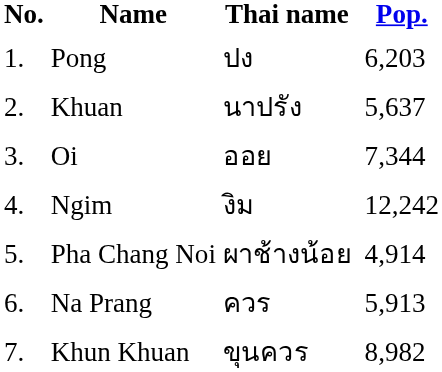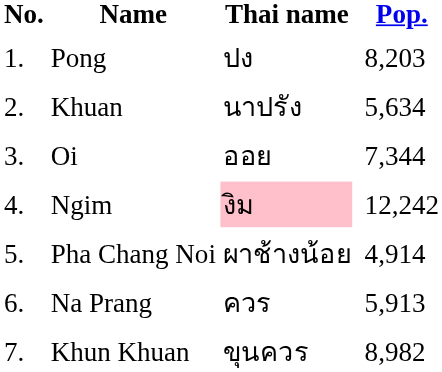(395, 57) 6,203 -> (395, 57) 8,203
(395, 106) 5,637 -> (395, 106) 5,634
(239, 204) no background -> (239, 204) pink background
